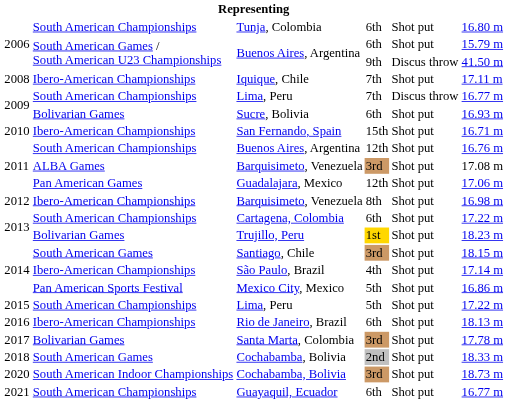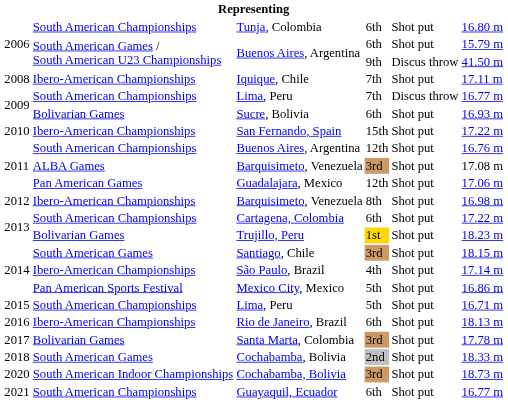(482, 131) 16.71 m -> (482, 131) 17.22 m
(482, 305) 17.22 m -> (482, 305) 16.71 m
